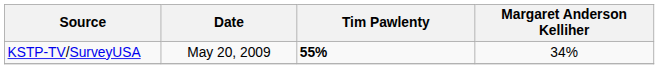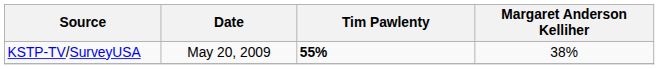(564, 52) 34% -> (564, 52) 38%
